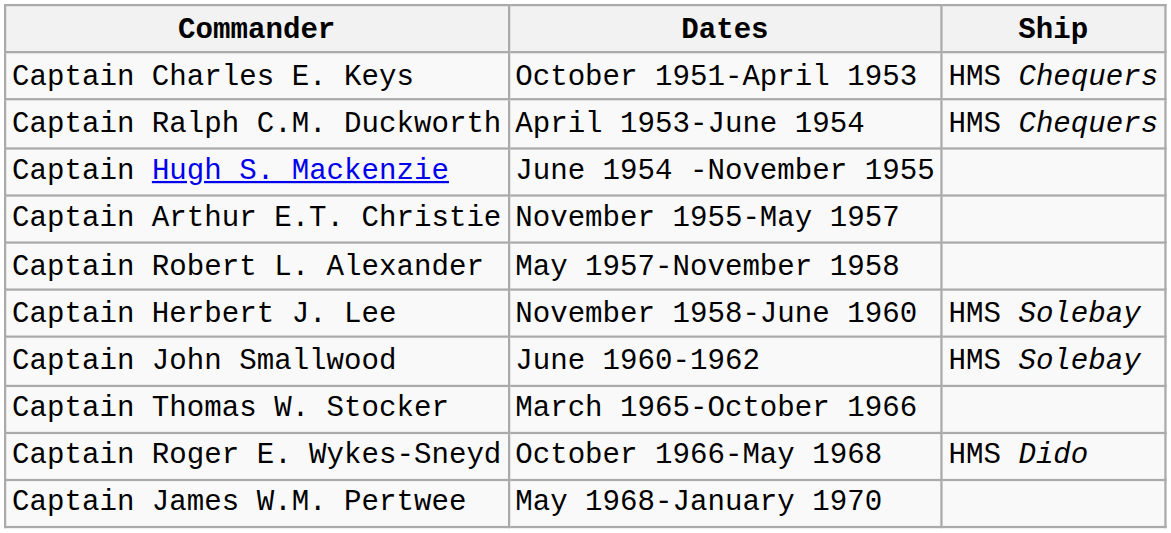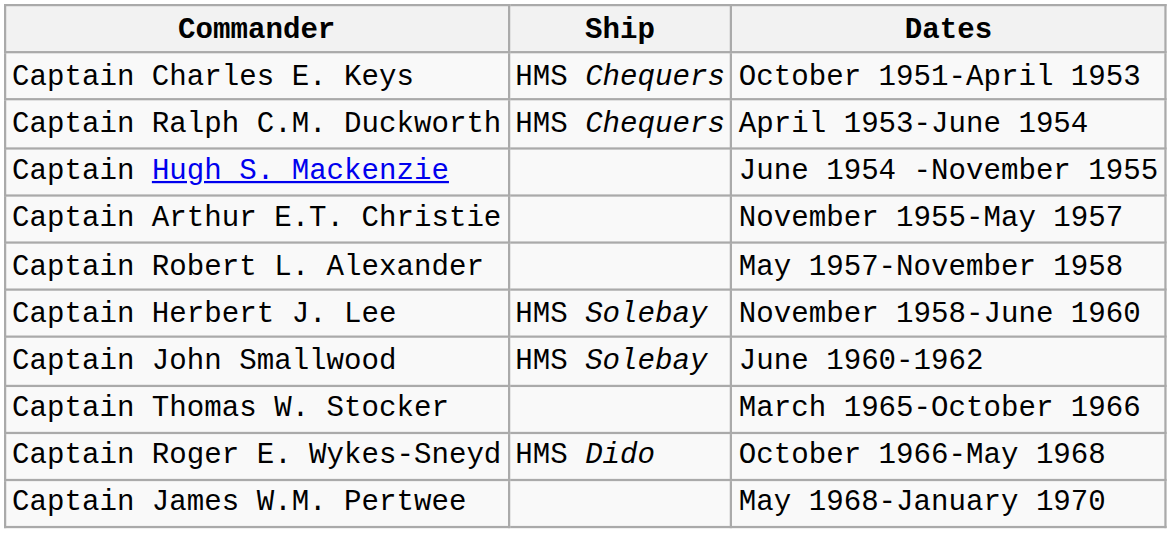columns swapped: (1053, 29) <-> (725, 29)
